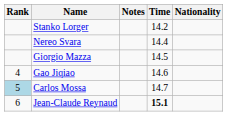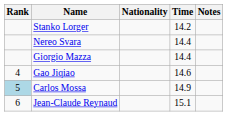columns swapped: (198, 12) <-> (133, 12)
(160, 57) 14.5 -> (183, 57) 14.4
(160, 88) 14.7 -> (183, 88) 14.9
(160, 103) bold -> (183, 103) normal
